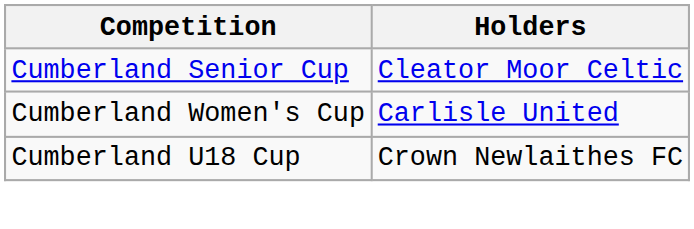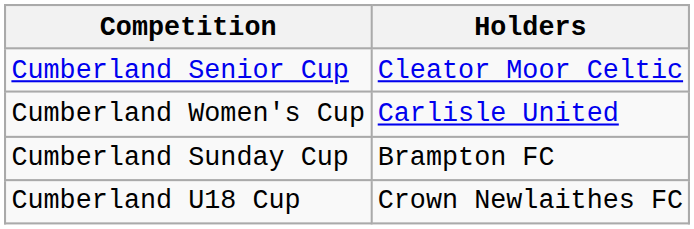+ row: (180, 158)
